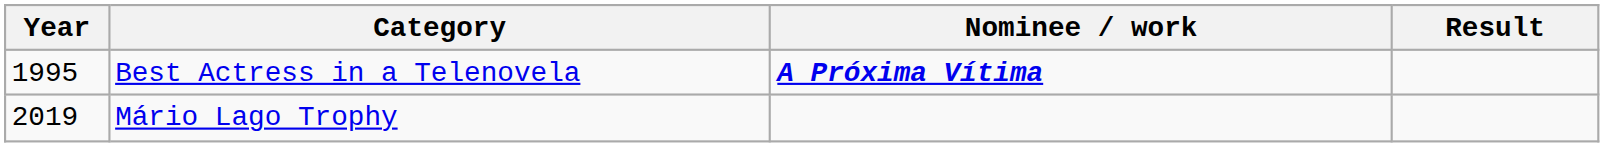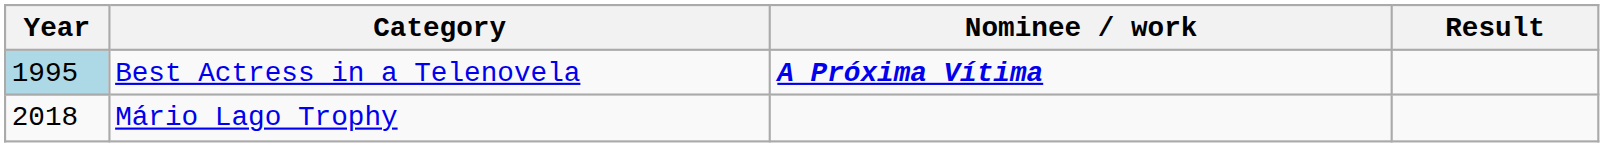(45, 73) no background -> (45, 73) lightblue background
(45, 118) 2019 -> (45, 118) 2018
